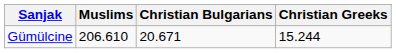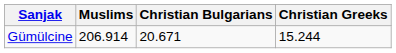(103, 36) 206.610 -> (103, 36) 206.914
